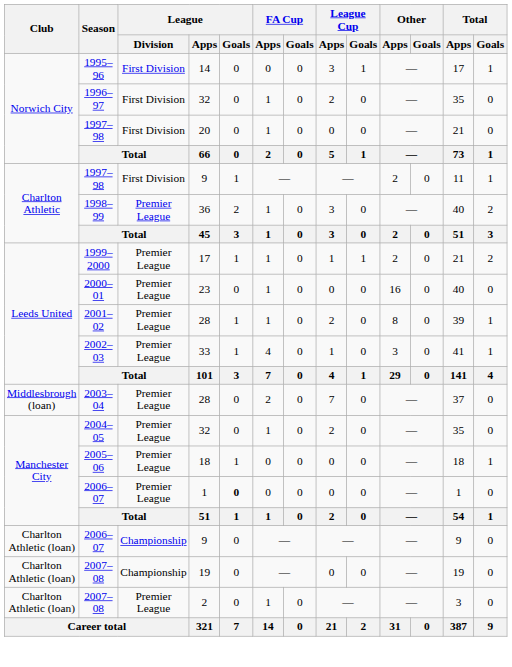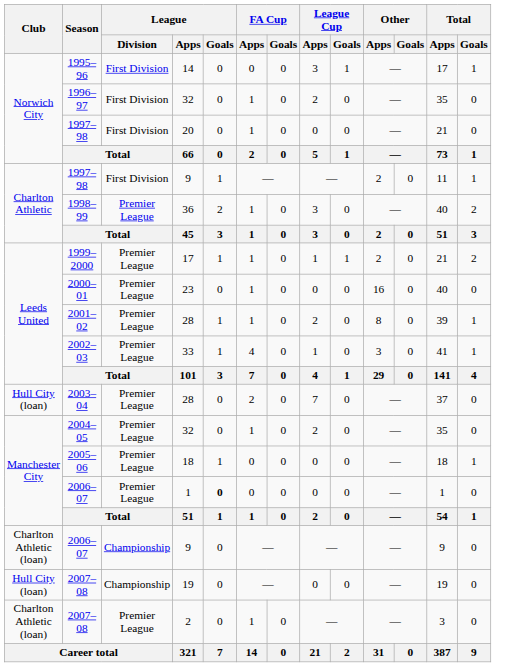(42, 399) Middlesbrough (loan) -> (33, 399) Hull City (loan)
(42, 571) Charlton Athletic (loan) -> (33, 584) Hull City (loan)
